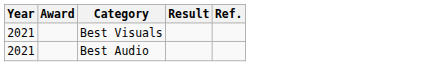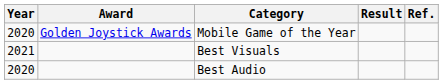+ row: (276, 32)
(21, 51) 2021 -> (21, 70) 2020
